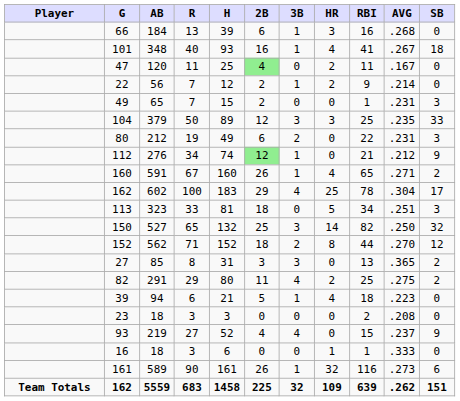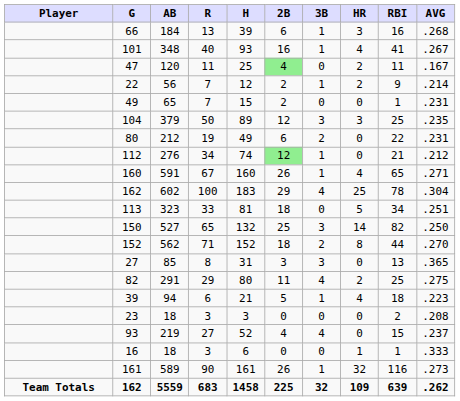- column: (437, 13)
